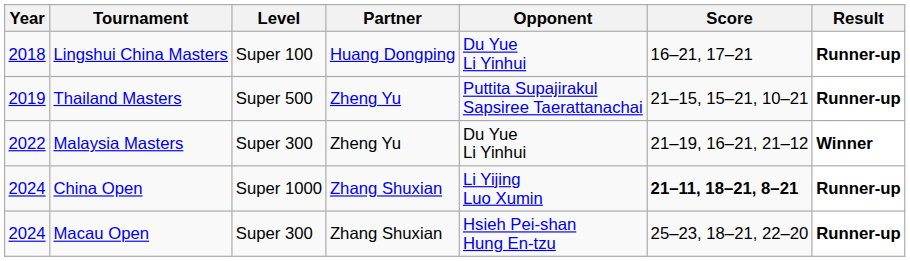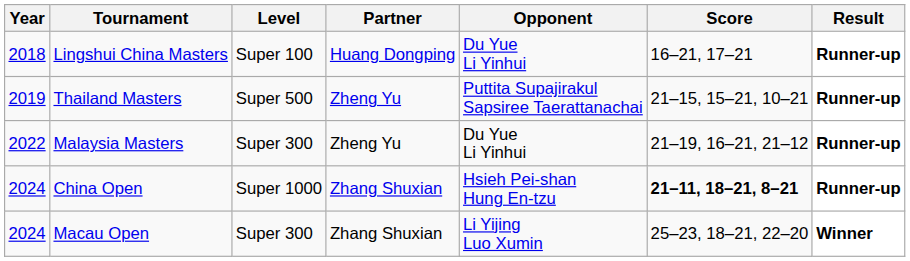(844, 144) Winner -> (858, 144) Runner-up
(503, 189) Li Yijing Luo Xumin -> (520, 189) Hsieh Pei-shan Hung En-tzu
(520, 234) Hsieh Pei-shan Hung En-tzu -> (503, 234) Li Yijing Luo Xumin
(858, 234) Runner-up -> (844, 234) Winner
